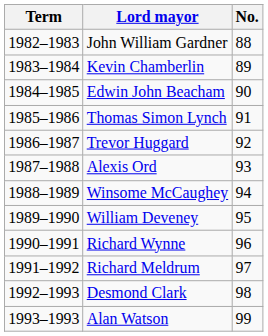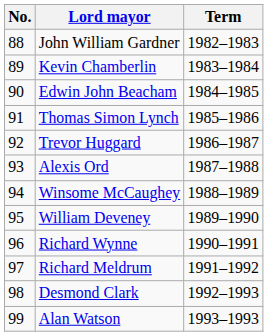columns swapped: (247, 17) <-> (44, 17)
